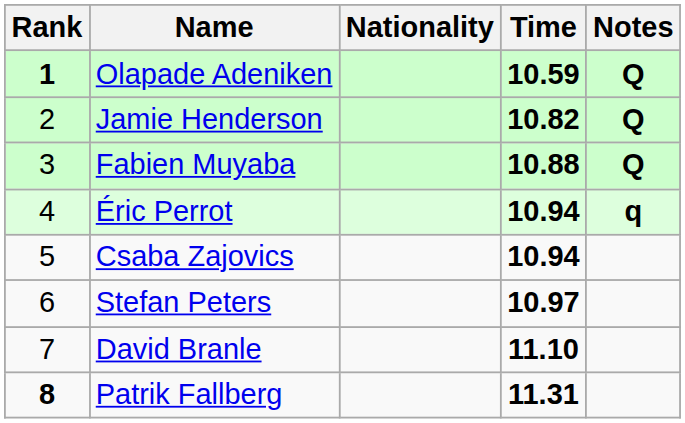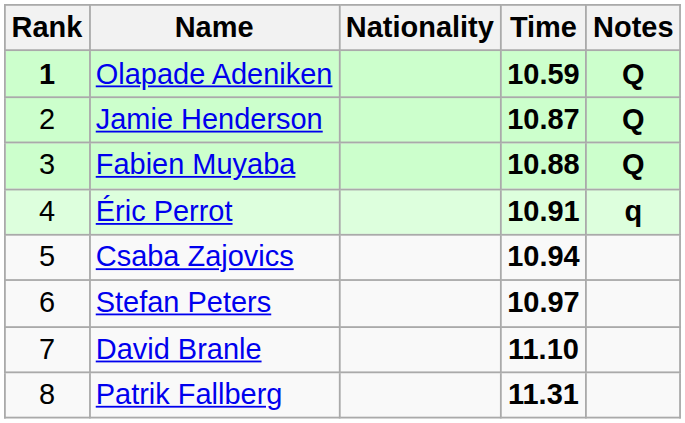(543, 119) 10.82 -> (543, 119) 10.87
(543, 211) 10.94 -> (543, 211) 10.91
(47, 394) bold -> (47, 394) normal
